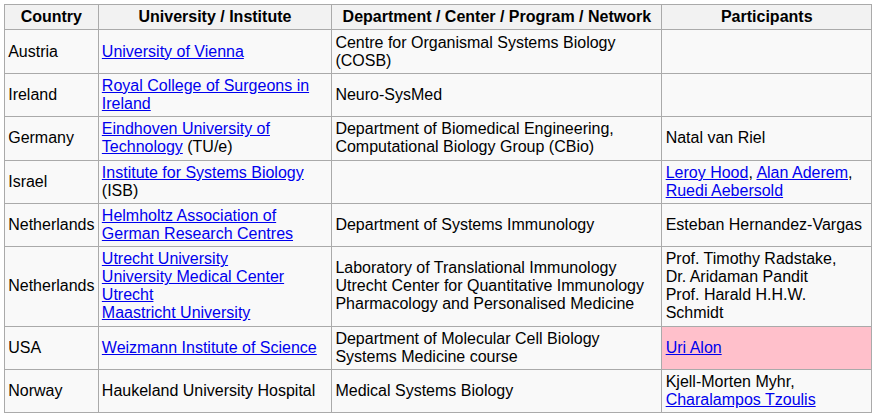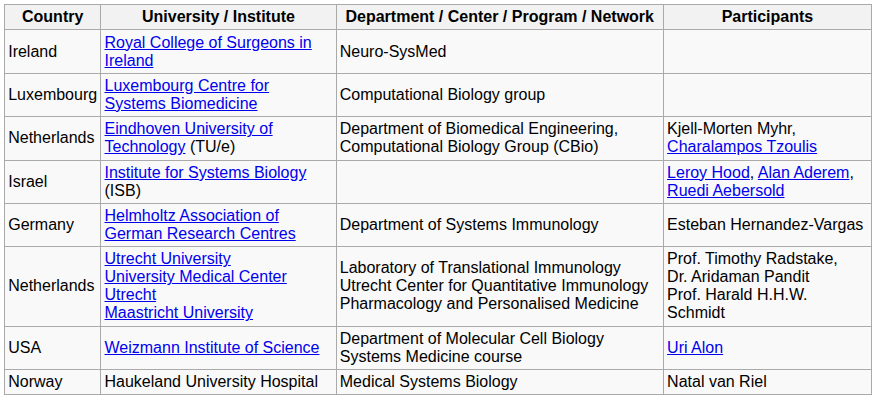- row: (173, 51)
+ row: (187, 94)
(41, 138) Germany -> (51, 138) Netherlands
(715, 138) Natal van Riel -> (742, 138) Kjell-Morten Myhr, Charalampos Tzoulis
(51, 225) Netherlands -> (41, 225) Germany
(694, 347) pink background -> (695, 347) no background
(741, 391) Kjell-Morten Myhr, Charalampos Tzoulis -> (717, 382) Natal van Riel
